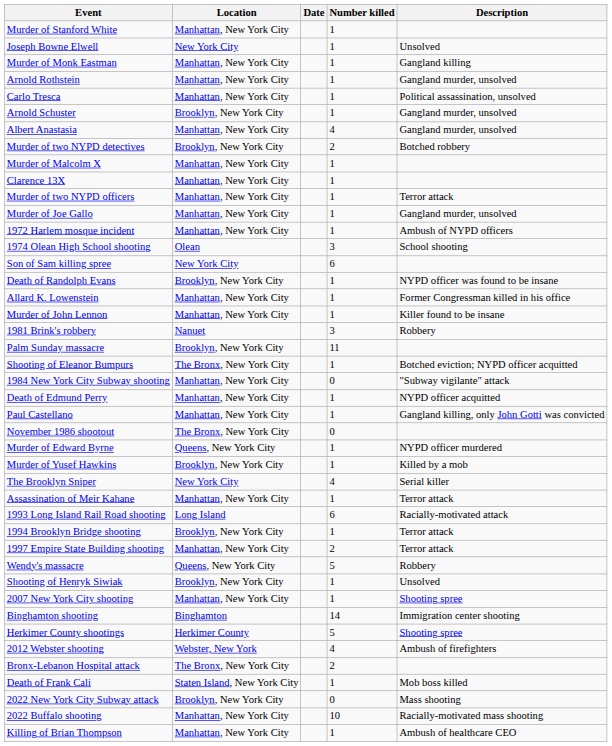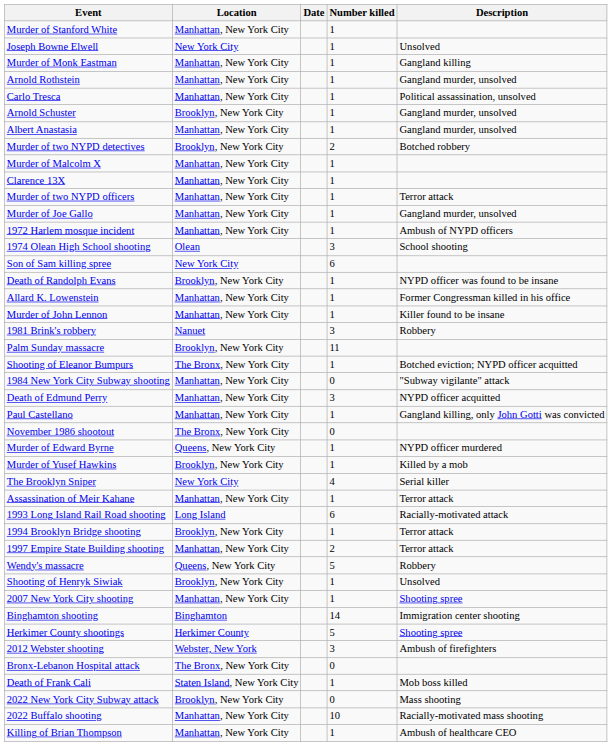(332, 130) 4 -> (332, 130) 1
(332, 398) 1 -> (332, 398) 3
(332, 649) 4 -> (332, 649) 3
(332, 666) 2 -> (332, 666) 0
